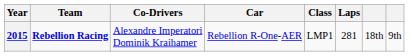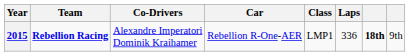(349, 36) 281 -> (349, 36) 336
(374, 36) normal -> (375, 36) bold
